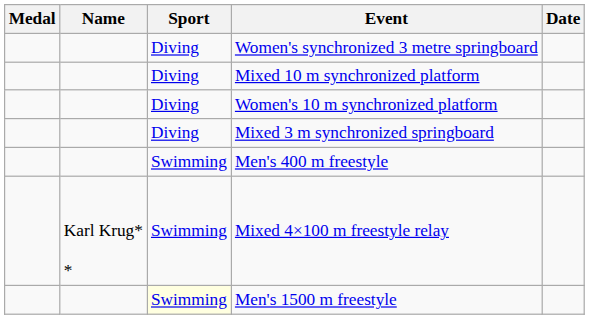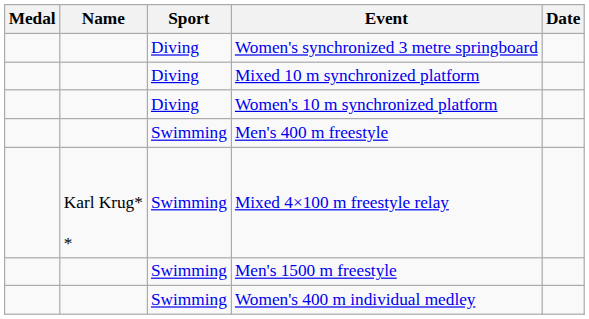- row: (364, 133)
(189, 300) lightyellow background -> (189, 271) no background
+ row: (355, 300)
